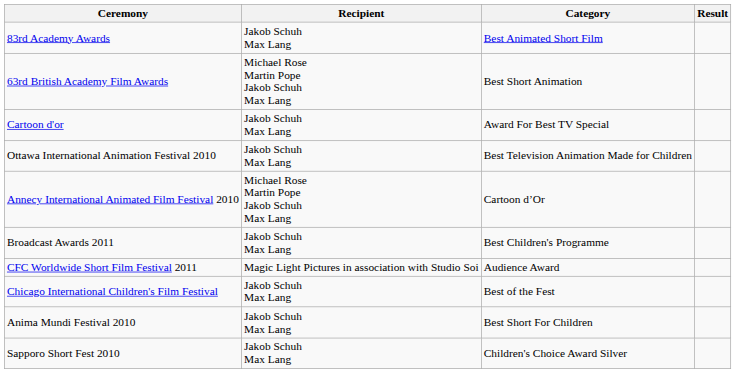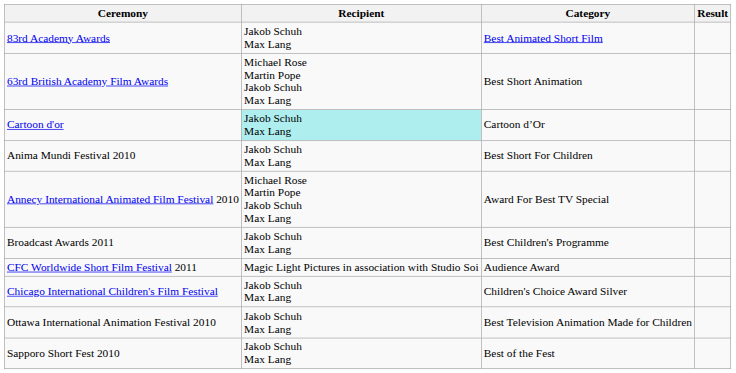(273, 125) no background -> (273, 125) paleturquoise background
(546, 125) Award For Best TV Special -> (514, 125) Cartoon d’Or
rows swapped: (71, 322) <-> (111, 155)
(514, 199) Cartoon d’Or -> (546, 199) Award For Best TV Special
(519, 291) Best of the Fest -> (555, 291) Children's Choice Award Silver
(555, 353) Children's Choice Award Silver -> (519, 353) Best of the Fest
